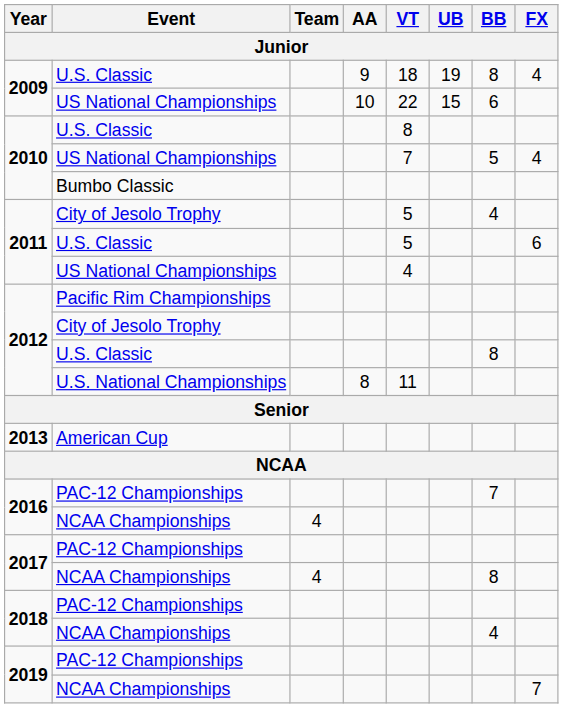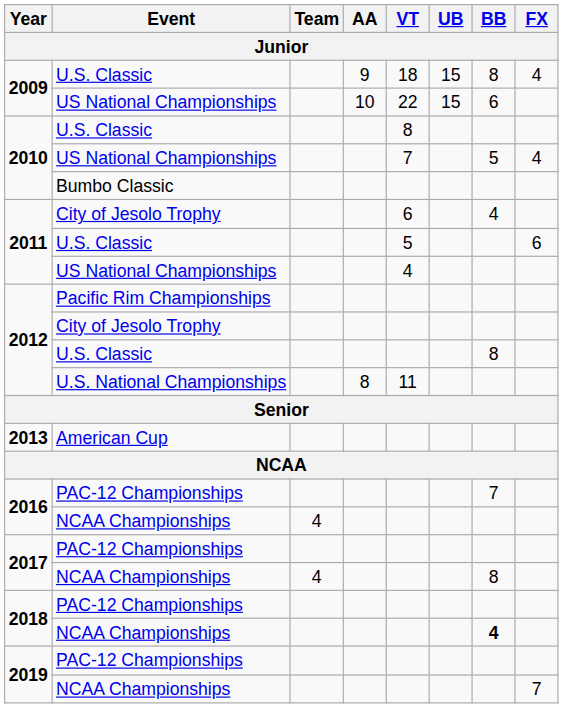(451, 75) 19 -> (451, 75) 15
(408, 214) 5 -> (408, 214) 6
(494, 633) normal -> (494, 633) bold
